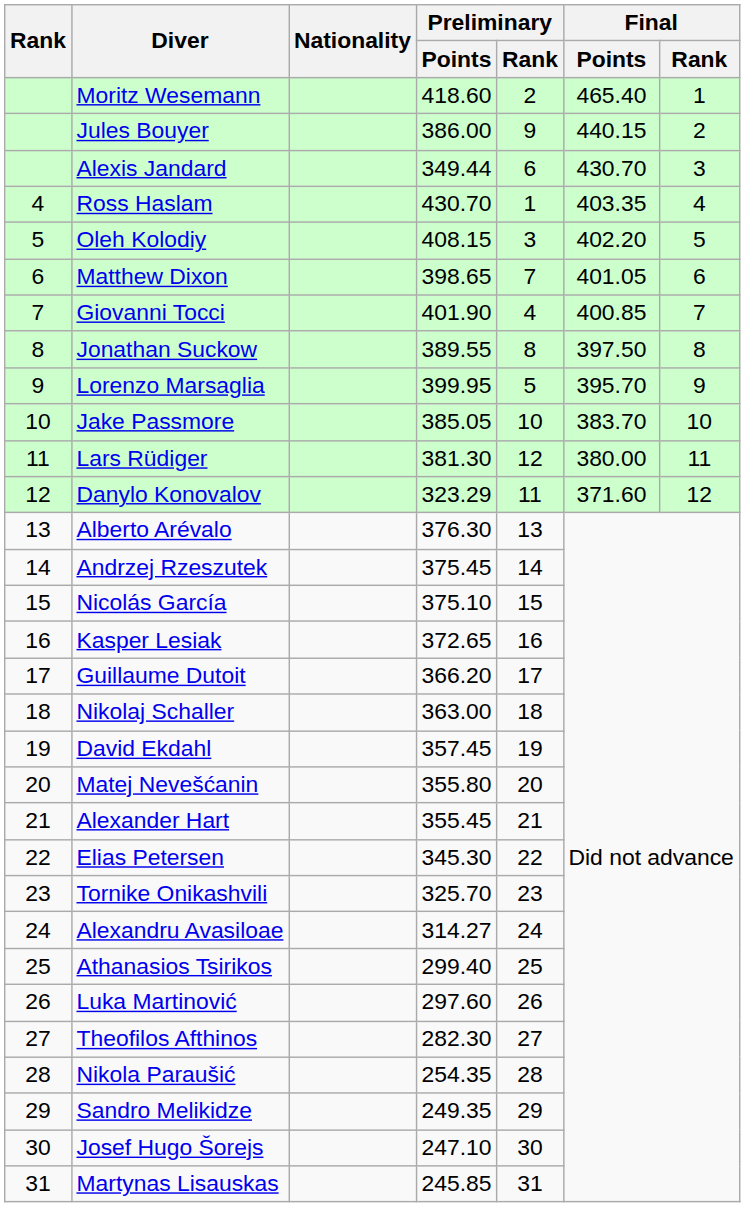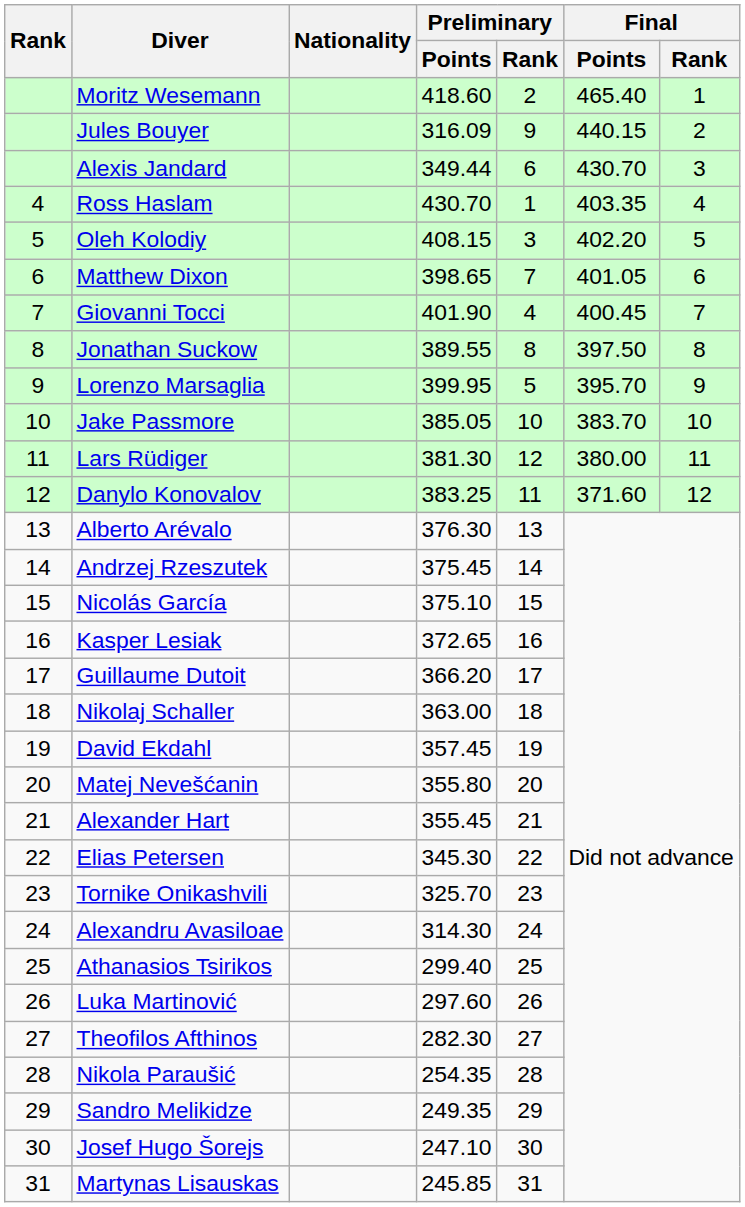(456, 131) 386.00 -> (456, 131) 316.09
(611, 312) 400.85 -> (611, 312) 400.45
(456, 494) 323.29 -> (456, 494) 383.25
(456, 929) 314.27 -> (456, 929) 314.30
